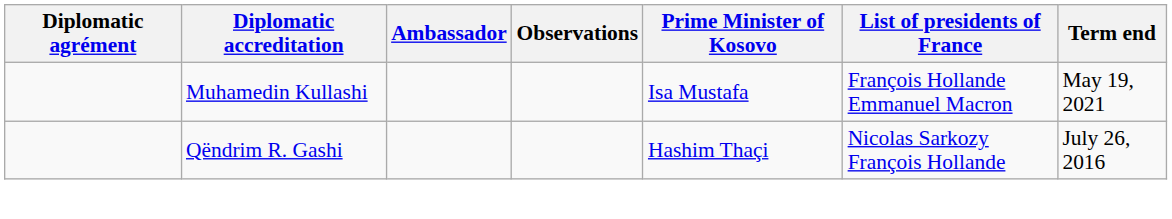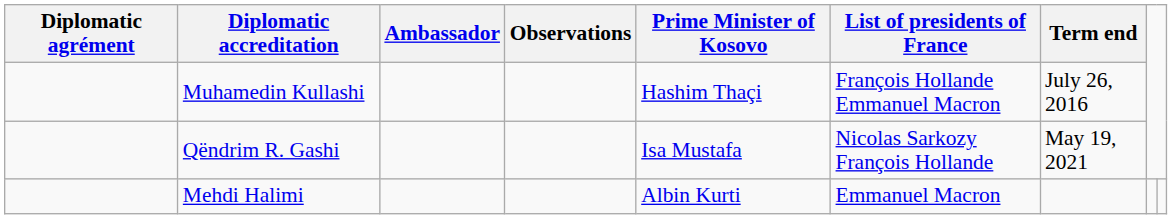(698, 91) Isa Mustafa -> (701, 91) Hashim Thaçi
(1098, 91) May 19, 2021 -> (1079, 91) July 26, 2016
(708, 149) Hashim Thaçi -> (692, 149) Isa Mustafa
(1096, 149) July 26, 2016 -> (1081, 149) May 19, 2021
+ row: (243, 195)
